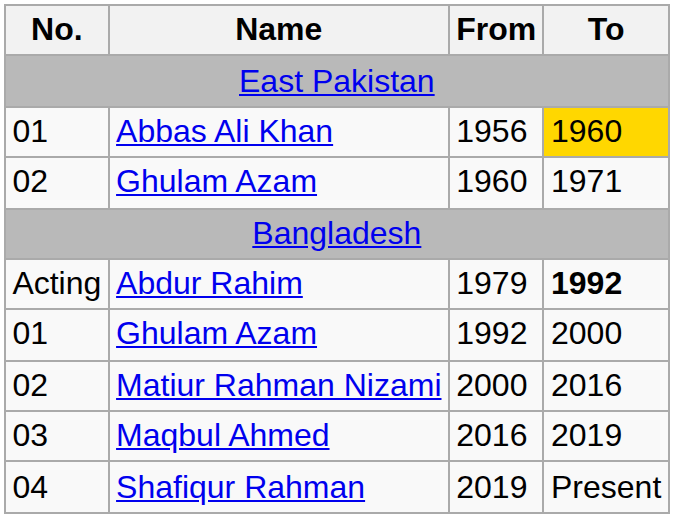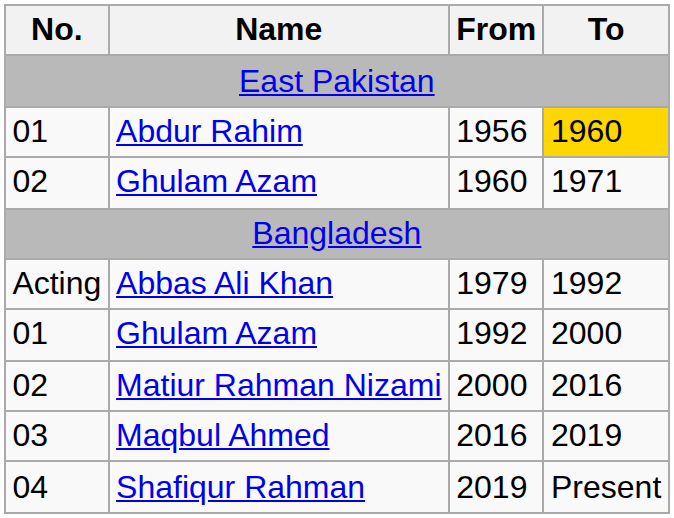(225, 131) Abbas Ali Khan -> (209, 131) Abdur Rahim
(209, 283) Abdur Rahim -> (225, 283) Abbas Ali Khan
(587, 283) bold -> (587, 283) normal
